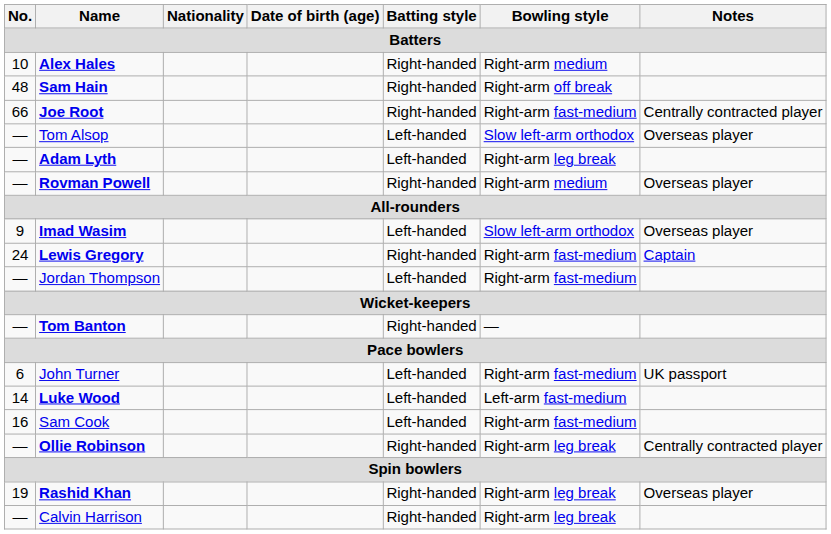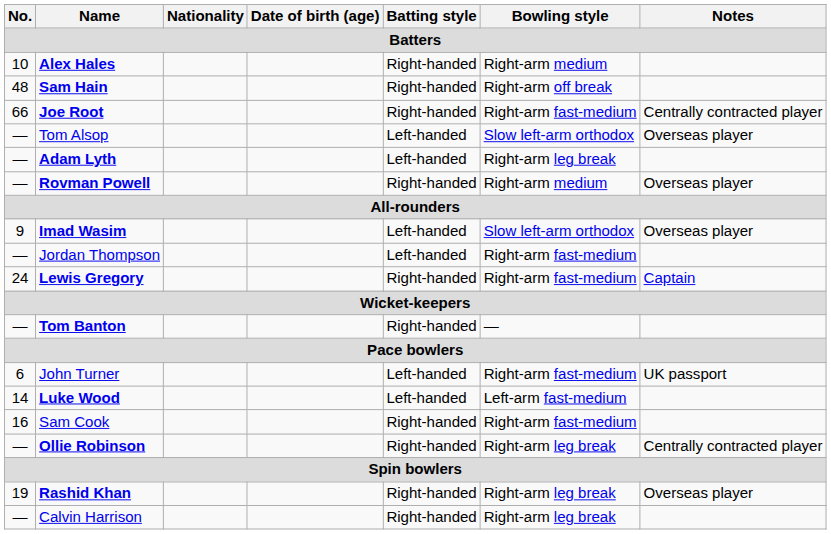rows swapped: (91, 254) <-> (100, 278)
(427, 421) Left-handed -> (432, 421) Right-handed
